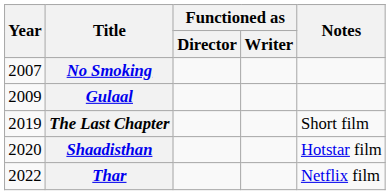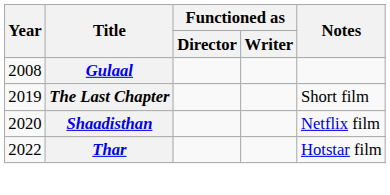- row: (109, 70)
(25, 96) 2009 -> (25, 70) 2008
(341, 149) Hotstar film -> (340, 123) Netflix film
(340, 176) Netflix film -> (341, 149) Hotstar film
